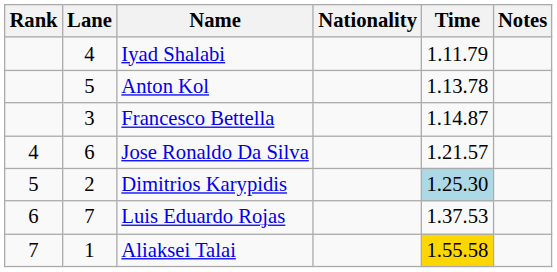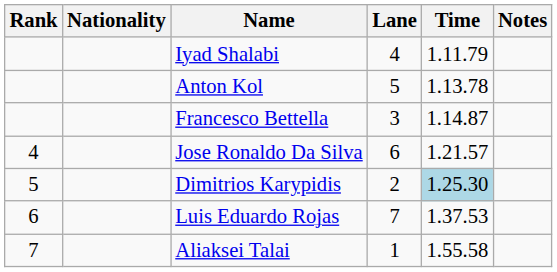columns swapped: (89, 20) <-> (368, 20)
(457, 250) gold background -> (457, 250) no background
